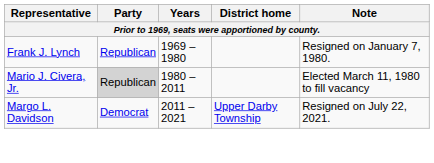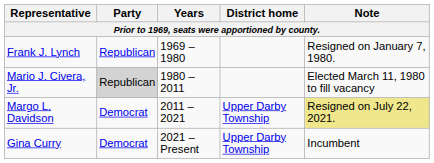(355, 112) no background -> (360, 112) khaki background
+ row: (34, 143)
